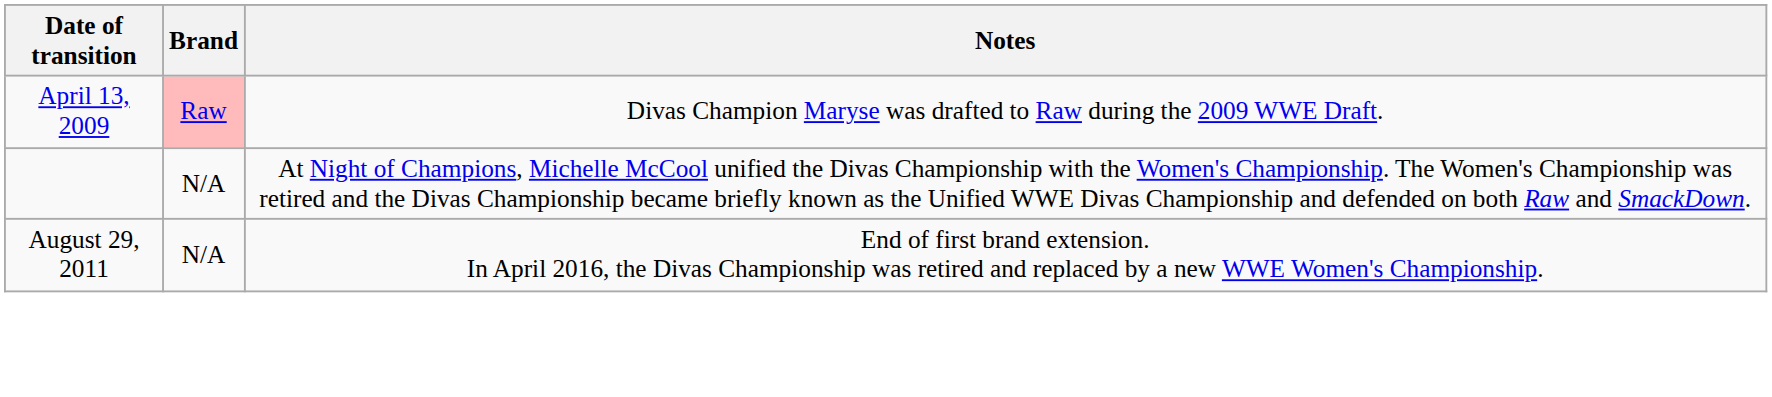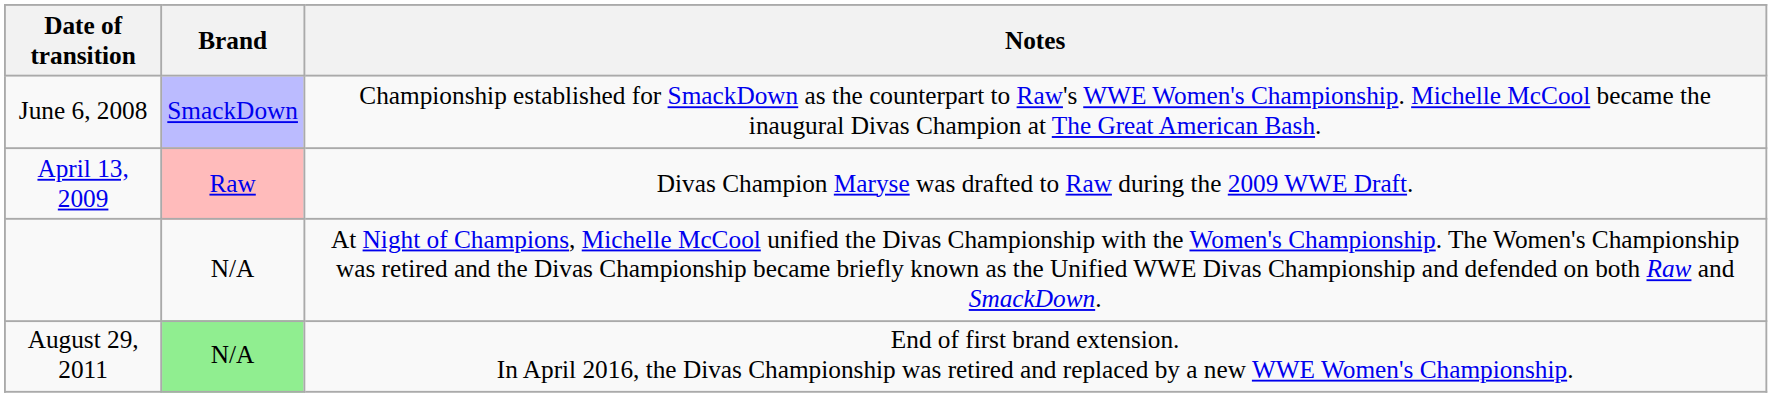+ row: (83, 111)
(204, 254) no background -> (233, 355) lightgreen background
